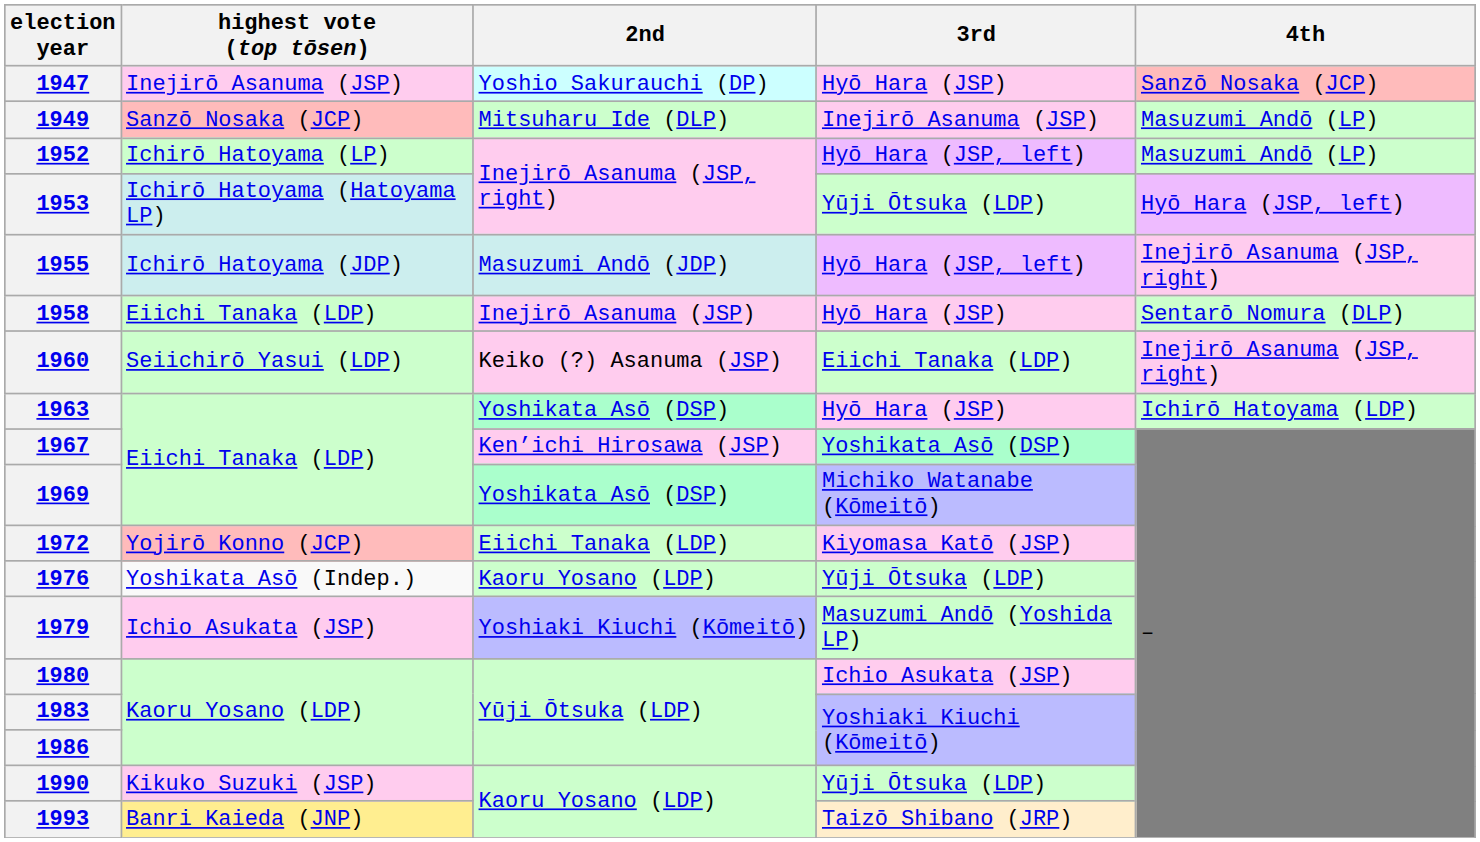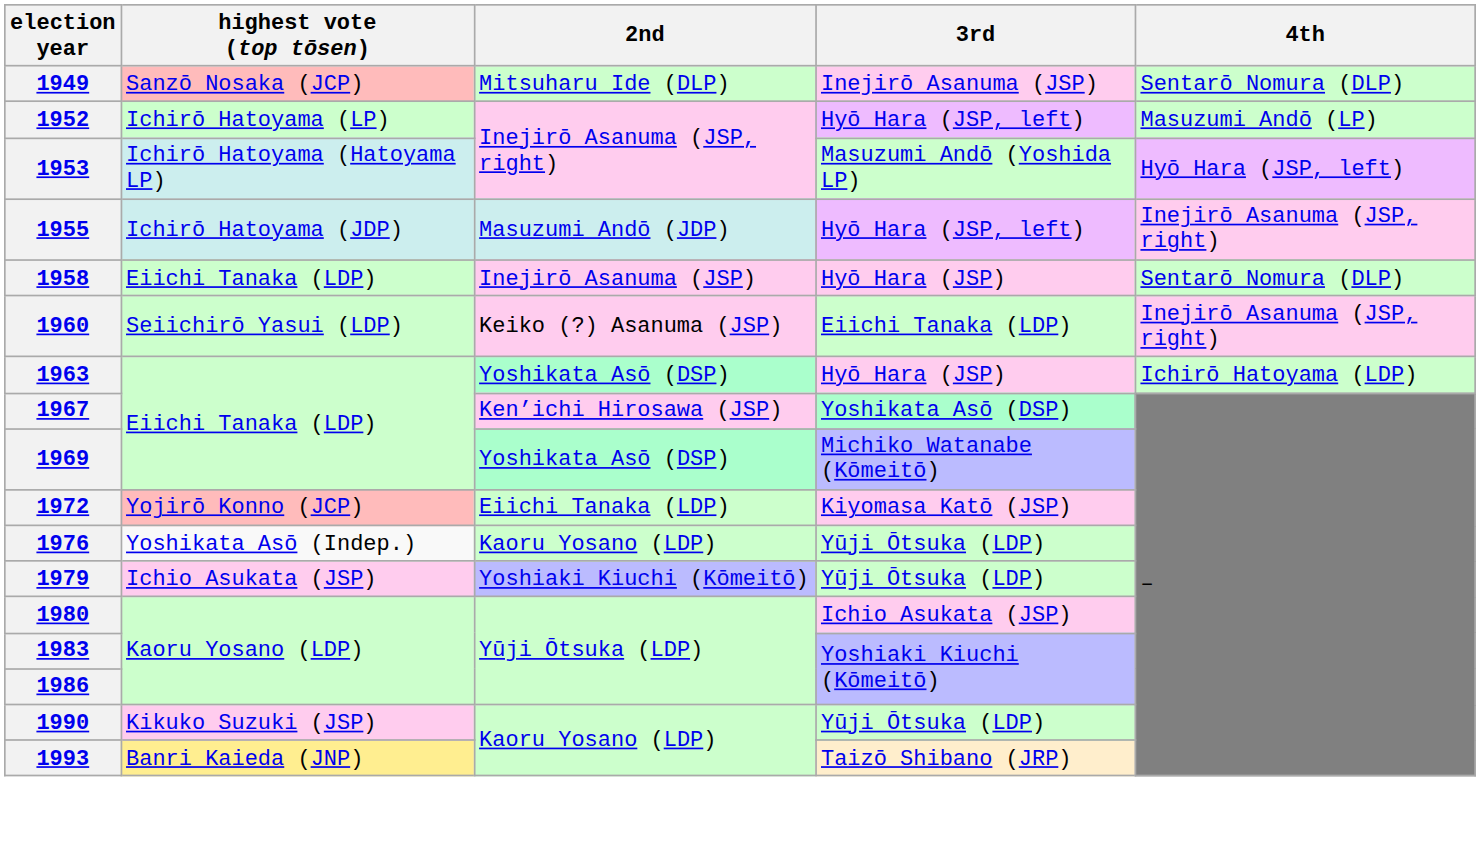- row: (63, 84)
(1260, 120) Masuzumi Andō (LP) -> (1272, 84) Sentarō Nomura (DLP)
(934, 204) Yūji Ōtsuka (LDP) -> (966, 168) Masuzumi Andō (Yoshida LP)
(967, 628) Masuzumi Andō (Yoshida LP) -> (933, 579) Yūji Ōtsuka (LDP)
